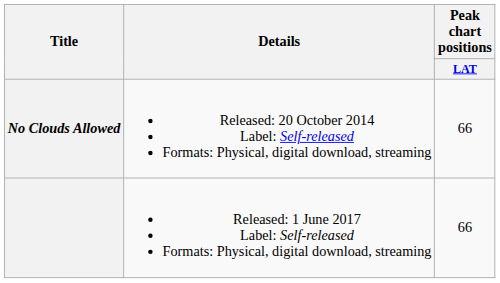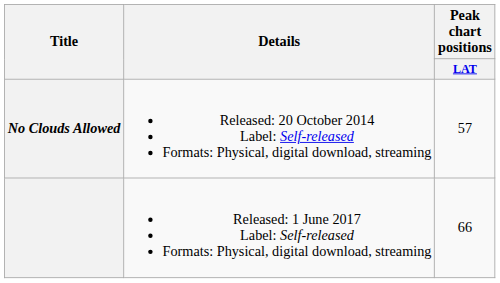(465, 128) 66 -> (465, 128) 57
